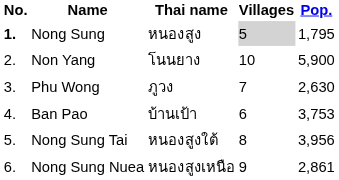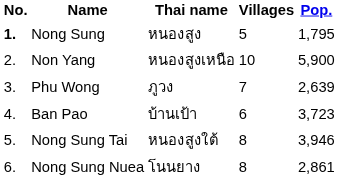(243, 33) lightgrey background -> (243, 33) no background
(174, 60) โนนยาง -> (191, 60) หนองสูงเหนือ
(316, 86) 2,630 -> (316, 86) 2,639
(316, 113) 3,753 -> (316, 113) 3,723
(316, 140) 3,956 -> (316, 140) 3,946
(191, 167) หนองสูงเหนือ -> (174, 167) โนนยาง
(243, 166) 9 -> (243, 166) 8
